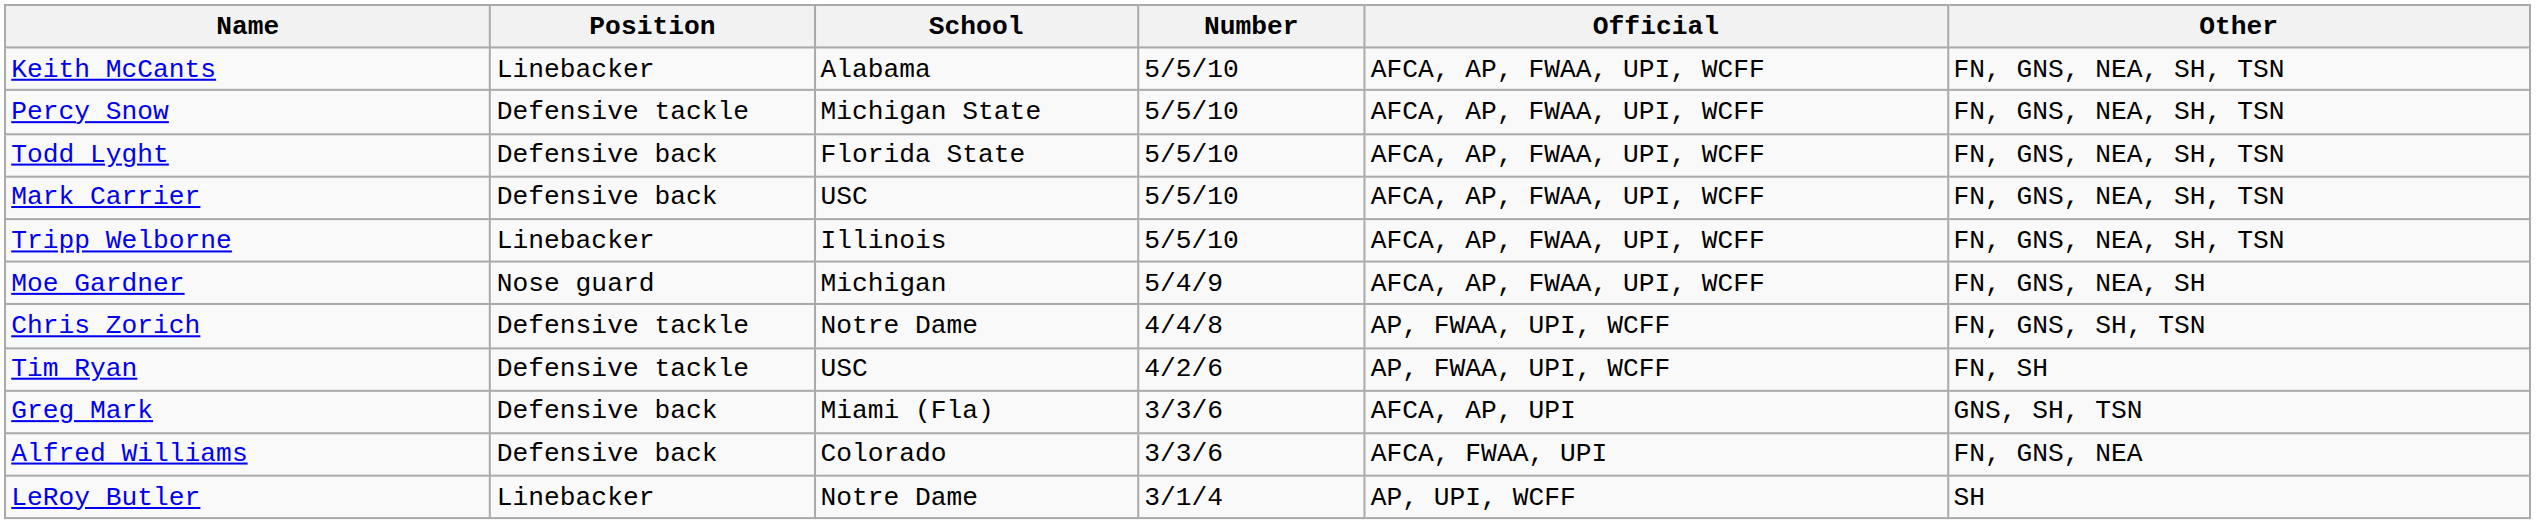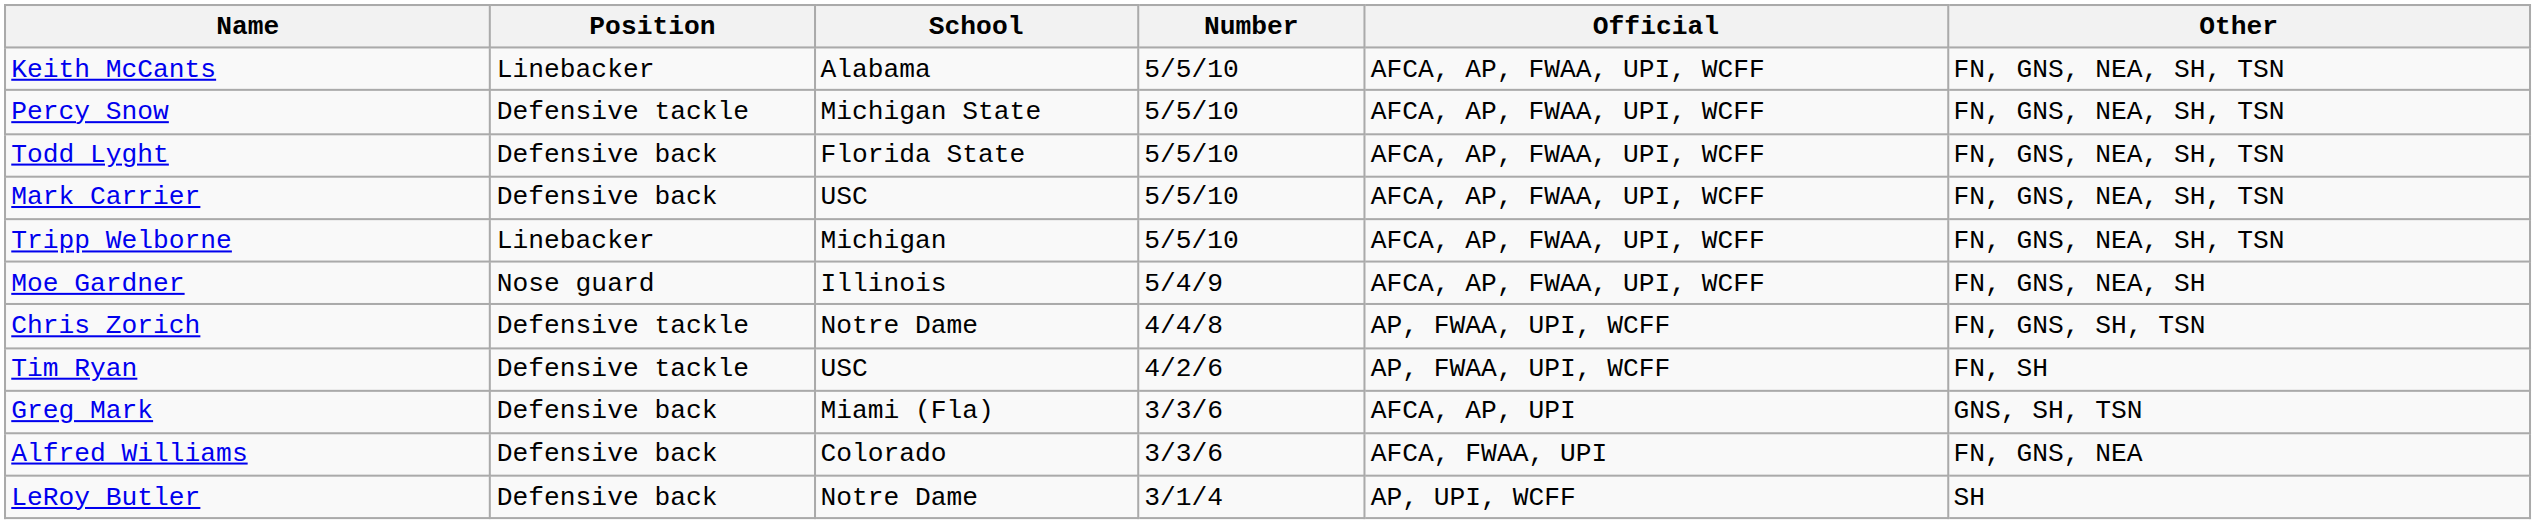(884, 240) Illinois -> (884, 240) Michigan
(884, 283) Michigan -> (884, 283) Illinois
(576, 497) Linebacker -> (607, 497) Defensive back
